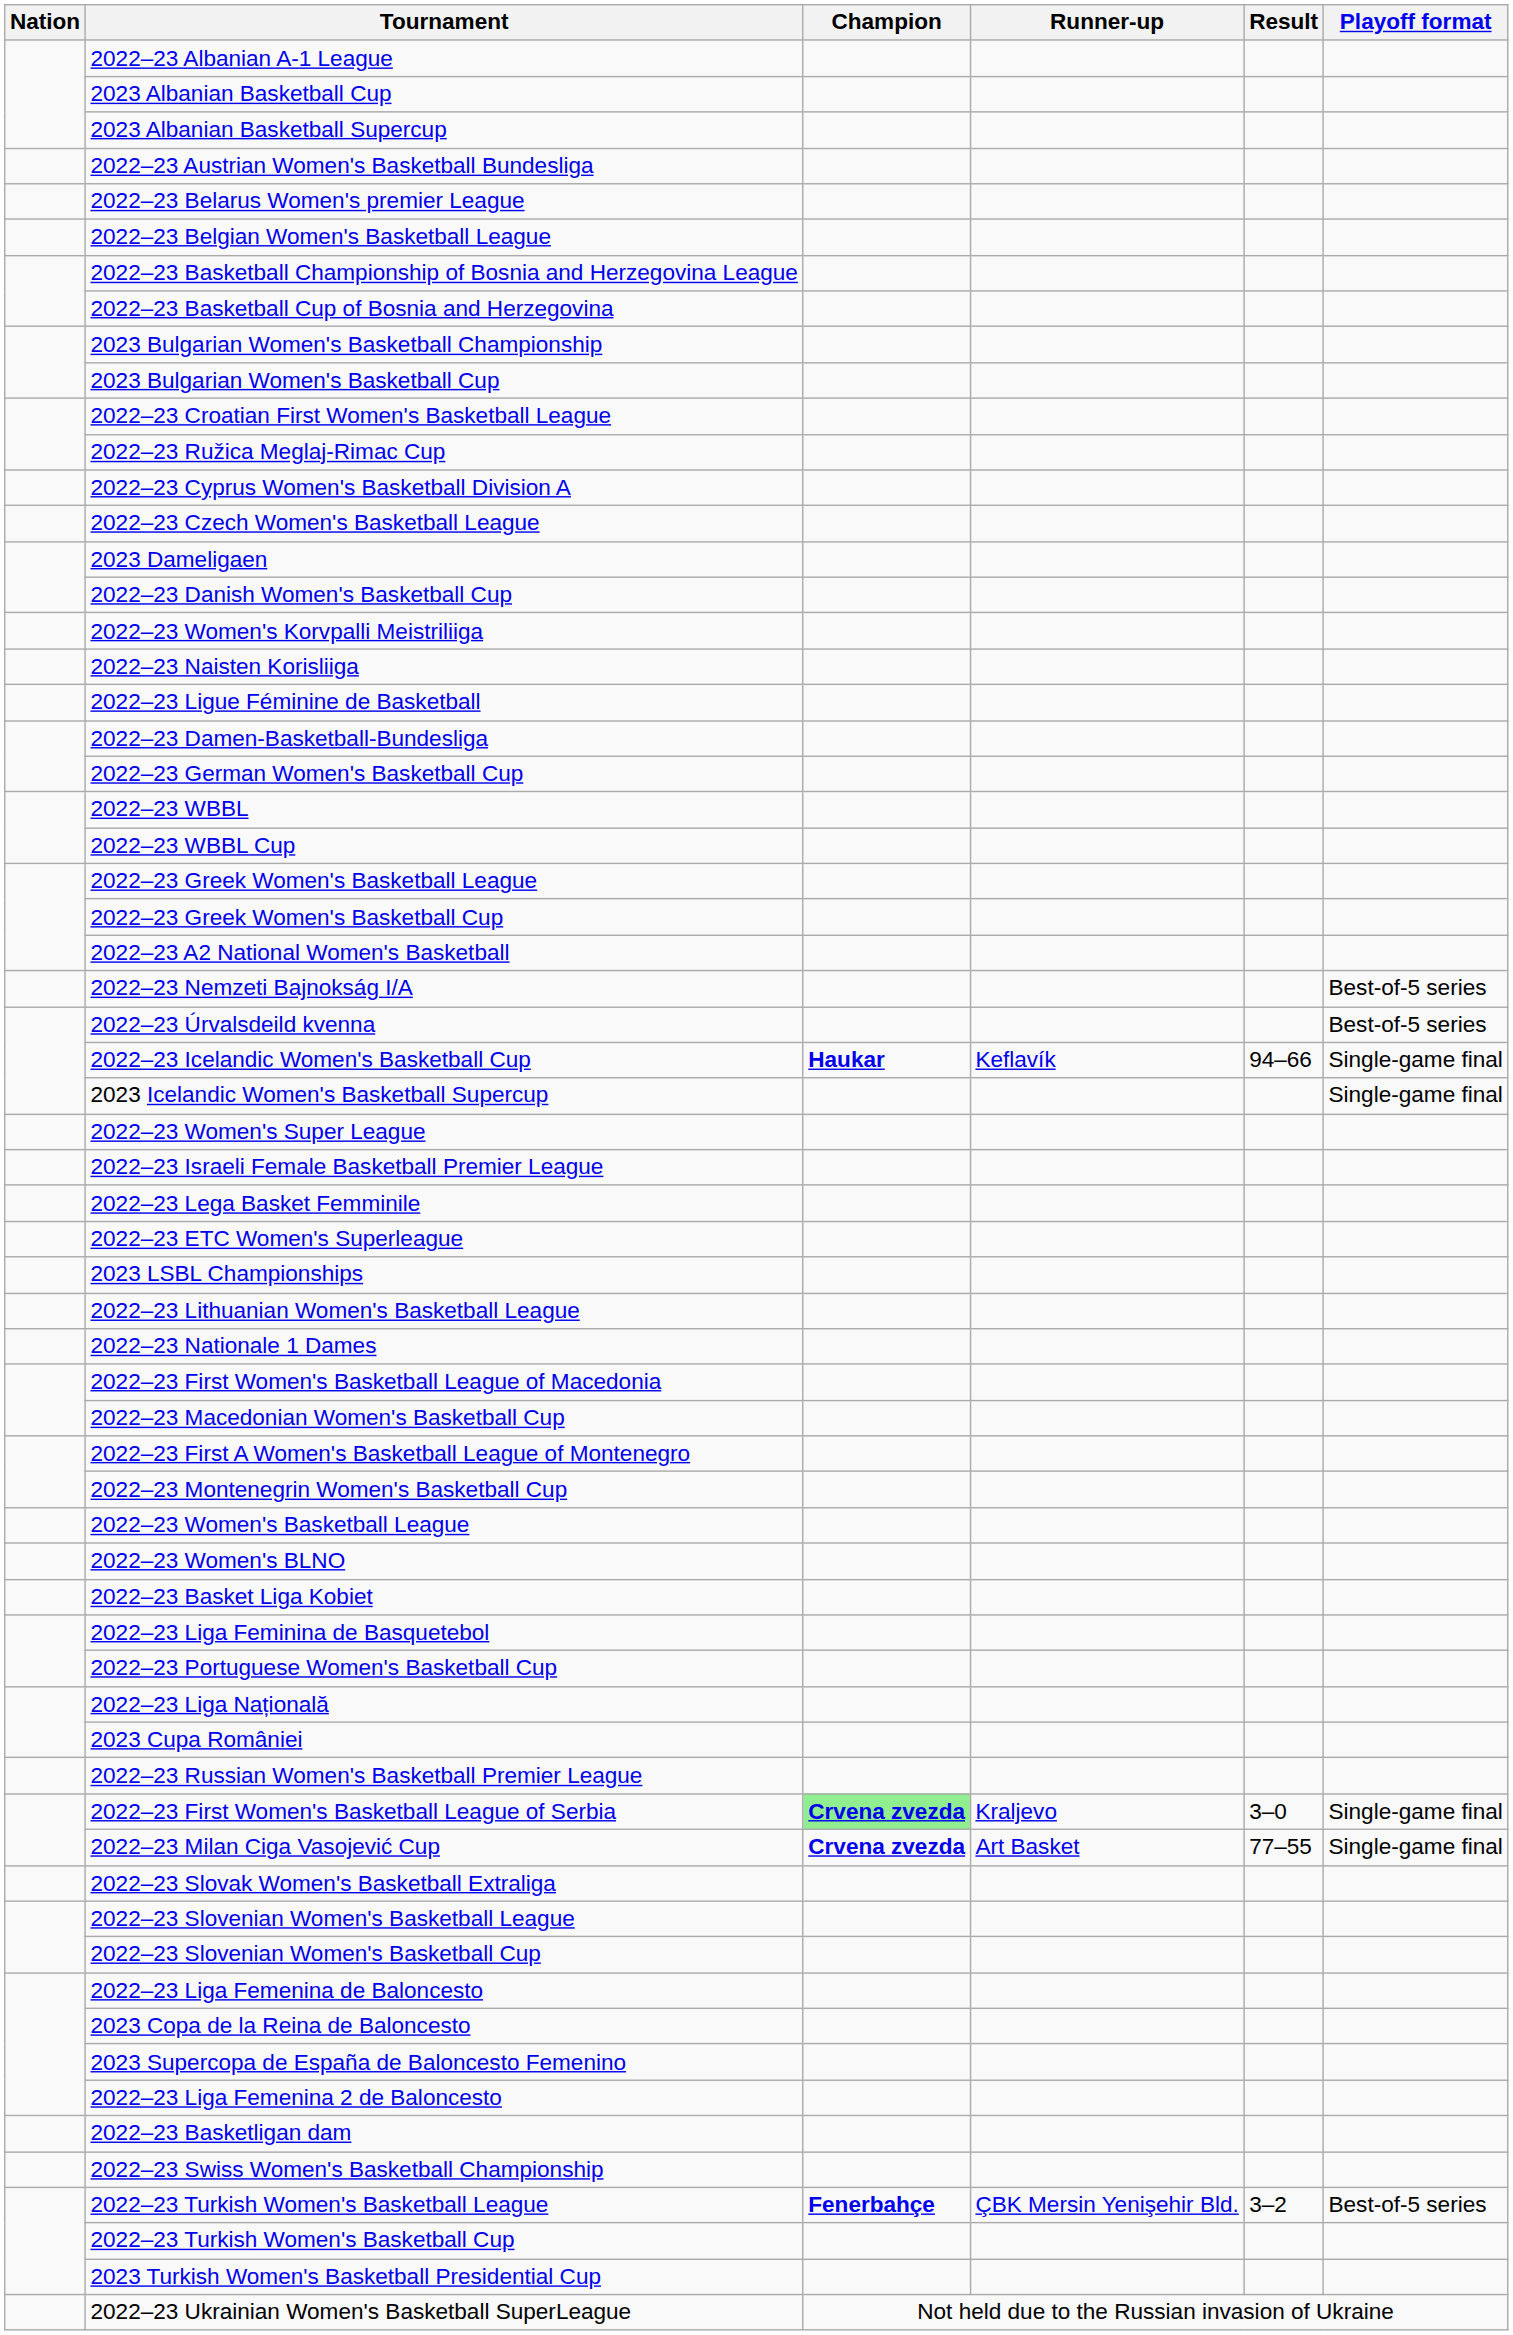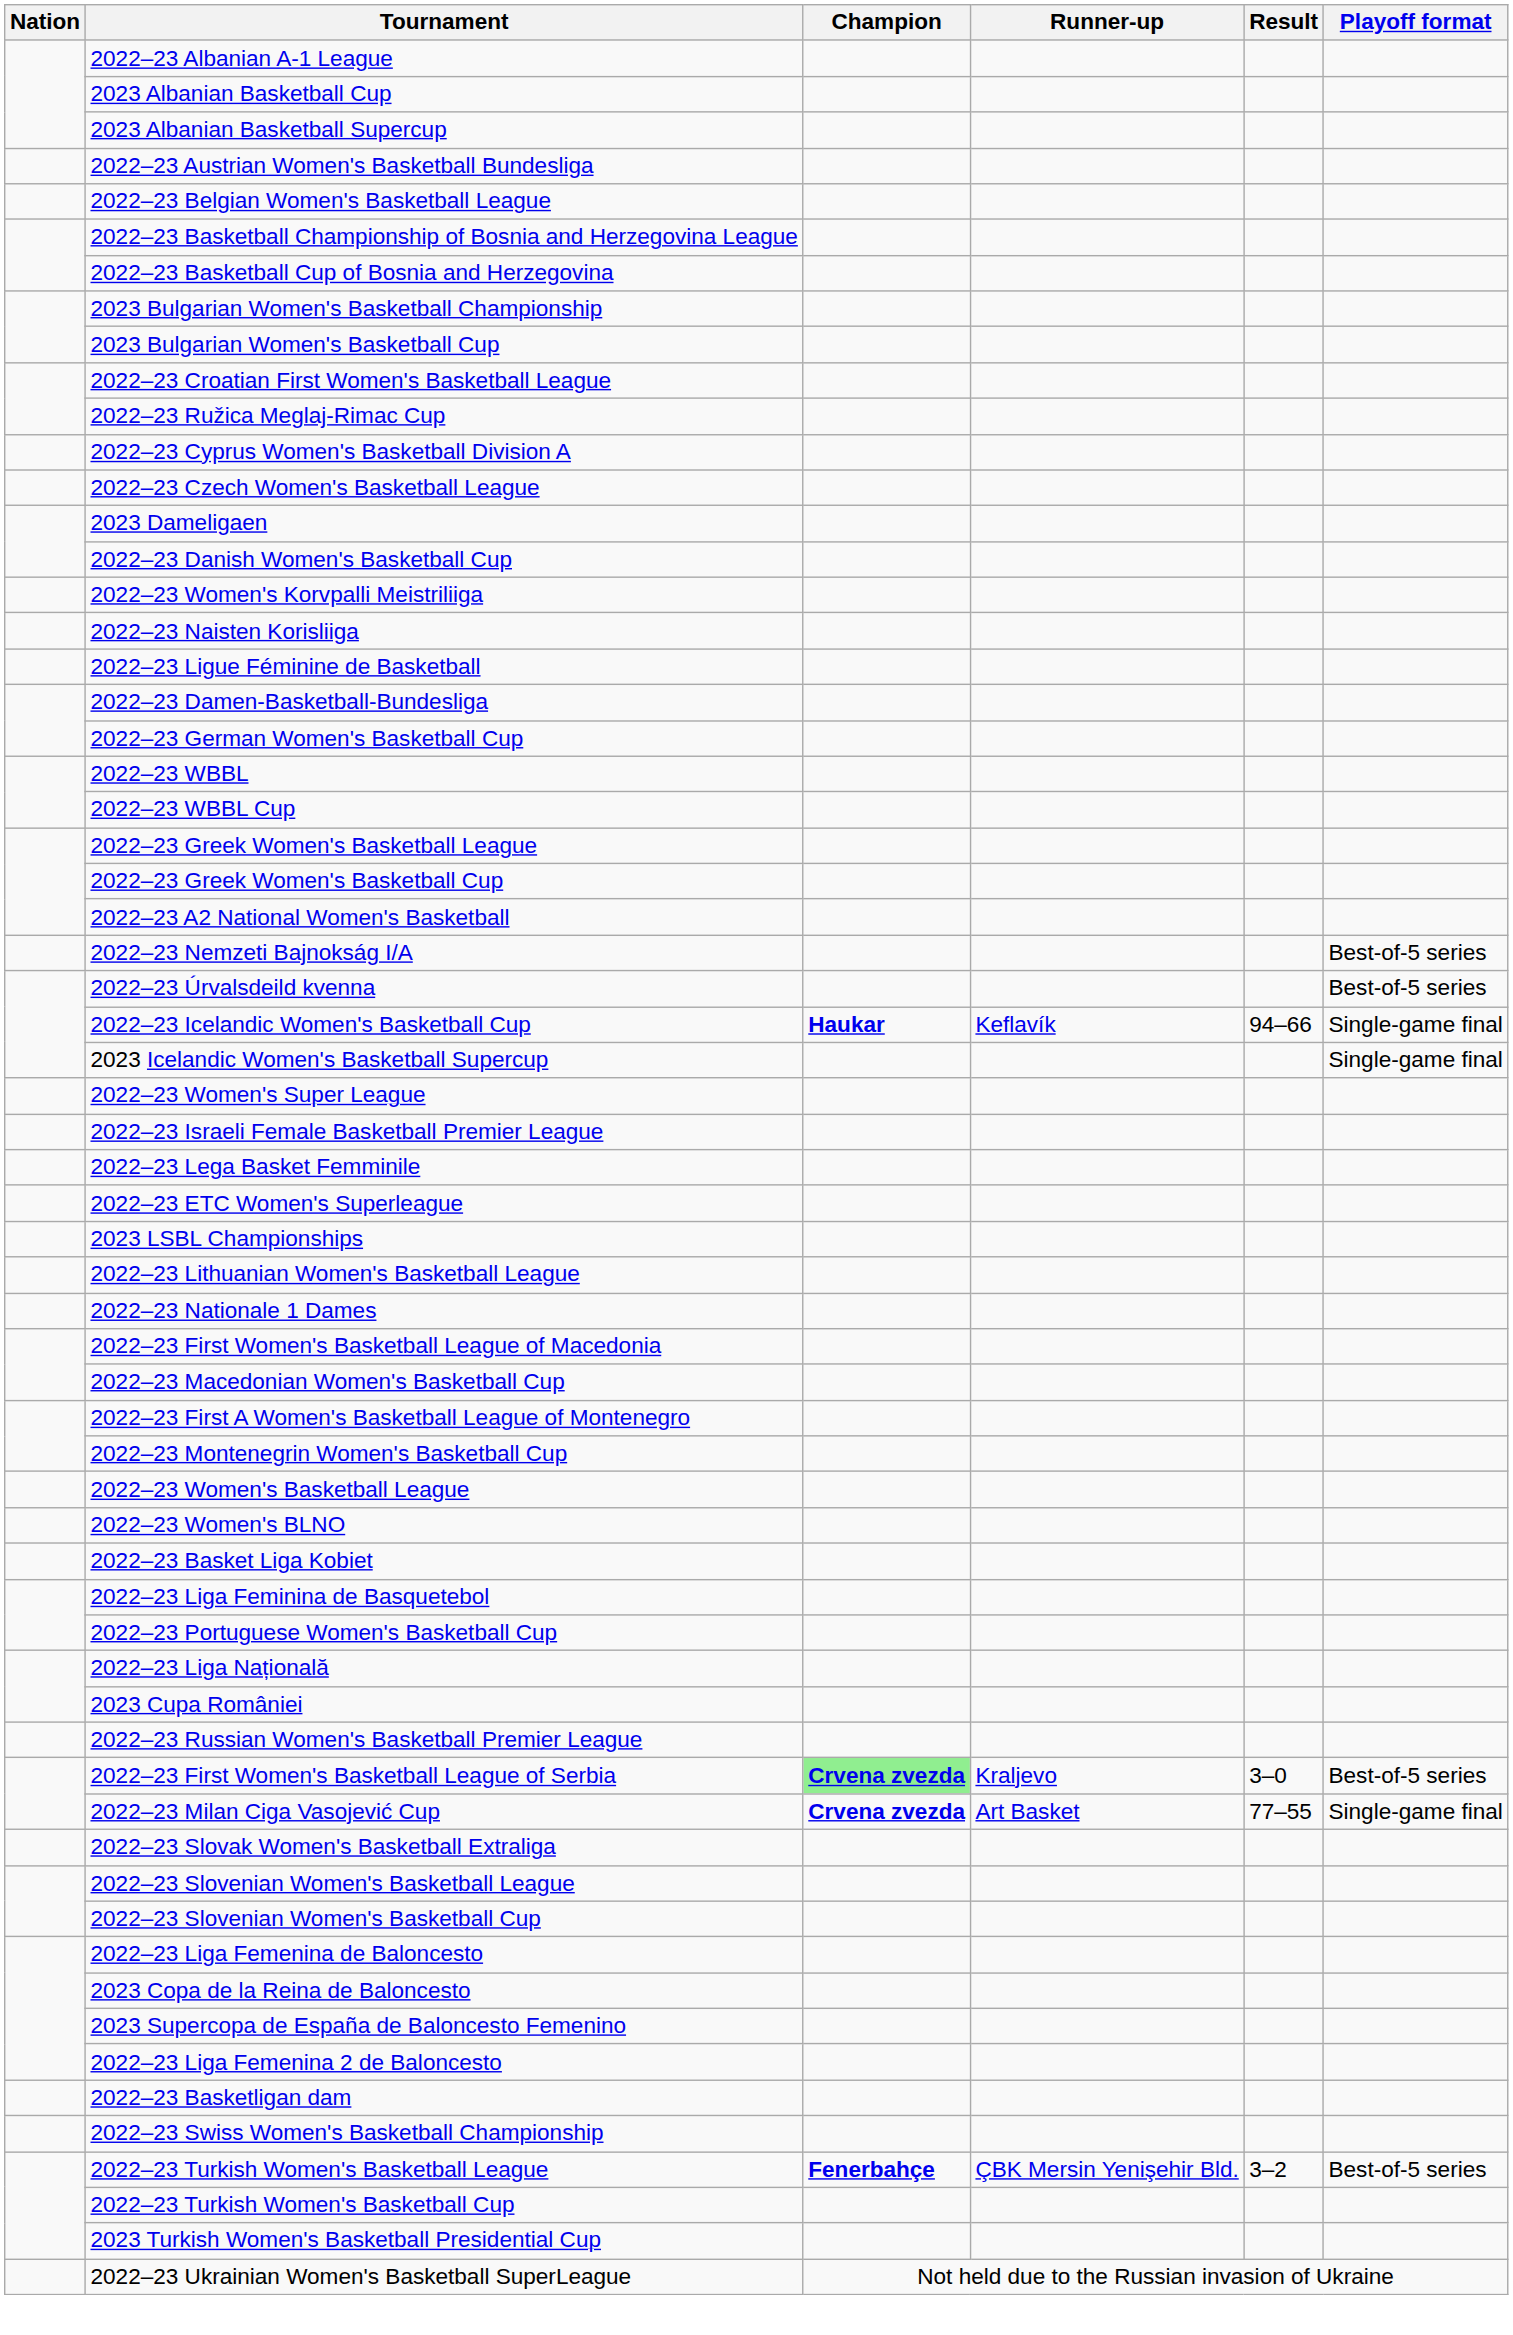- row: (308, 201)
(1416, 1811) Single-game final -> (1408, 1775) Best-of-5 series
